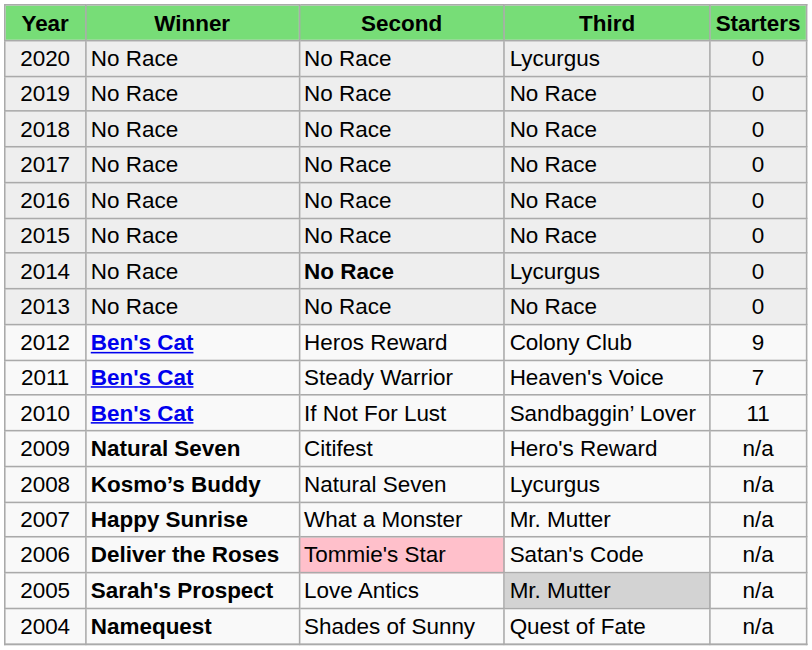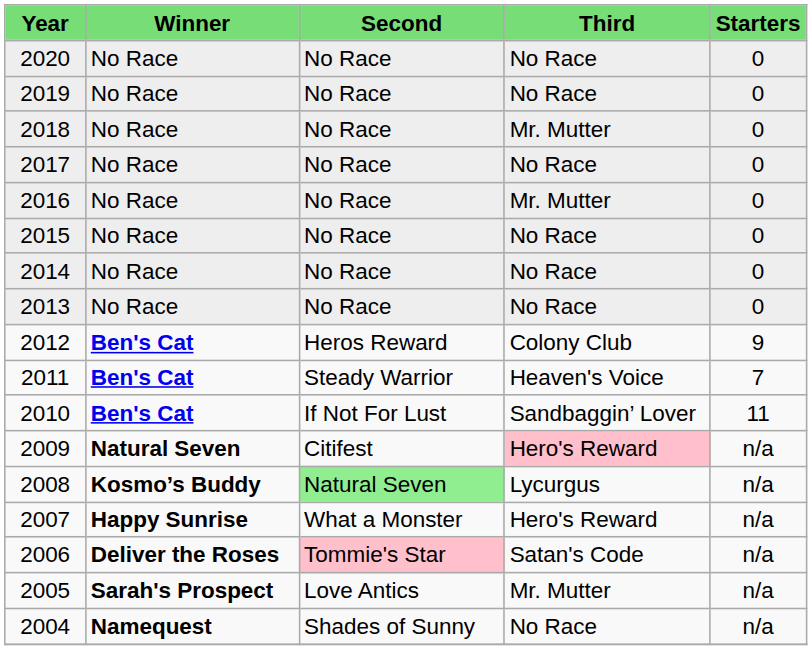(555, 58) Lycurgus -> (553, 58) No Race
(553, 129) No Race -> (560, 129) Mr. Mutter
(553, 200) No Race -> (560, 200) Mr. Mutter
(349, 271) bold -> (348, 271) normal
(555, 271) Lycurgus -> (553, 271) No Race
(584, 449) no background -> (584, 449) pink background
(375, 484) no background -> (375, 484) lightgreen background
(560, 520) Mr. Mutter -> (584, 520) Hero's Reward
(560, 591) lightgrey background -> (560, 591) no background
(578, 626) Quest of Fate -> (553, 626) No Race
